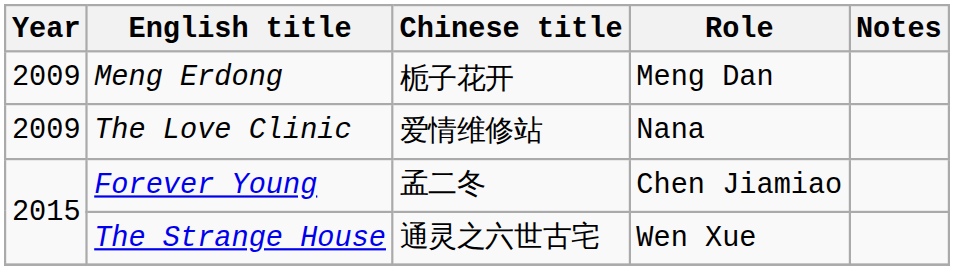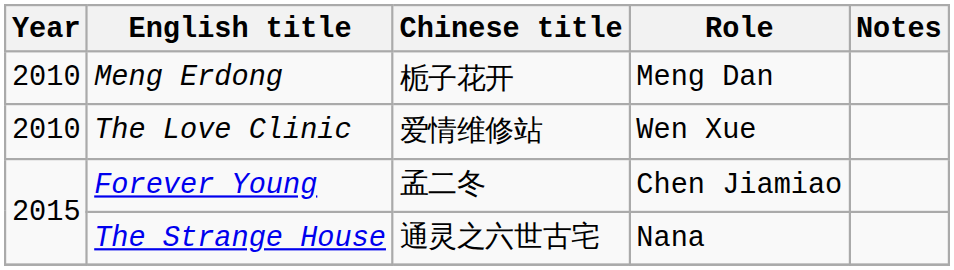(46, 78) 2009 -> (46, 78) 2010
(46, 132) 2009 -> (46, 132) 2010
(671, 132) Nana -> (696, 132) Wen Xue
(696, 238) Wen Xue -> (671, 238) Nana
